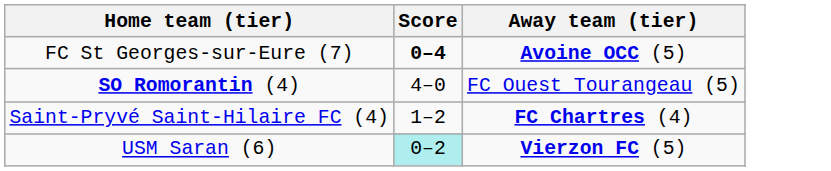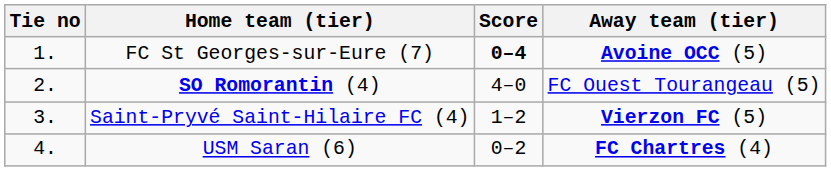+ column: (45, 21)
(603, 117) FC Chartres (4) -> (684, 117) Vierzon FC (5)
(428, 150) paleturquoise background -> (509, 150) no background
(603, 150) Vierzon FC (5) -> (684, 150) FC Chartres (4)
